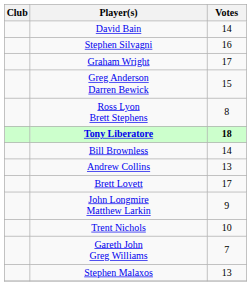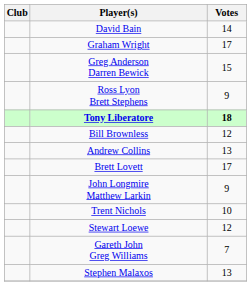- row: (119, 45)
(227, 112) 8 -> (227, 96) 9
(227, 151) 14 -> (227, 134) 12
+ row: (119, 228)
